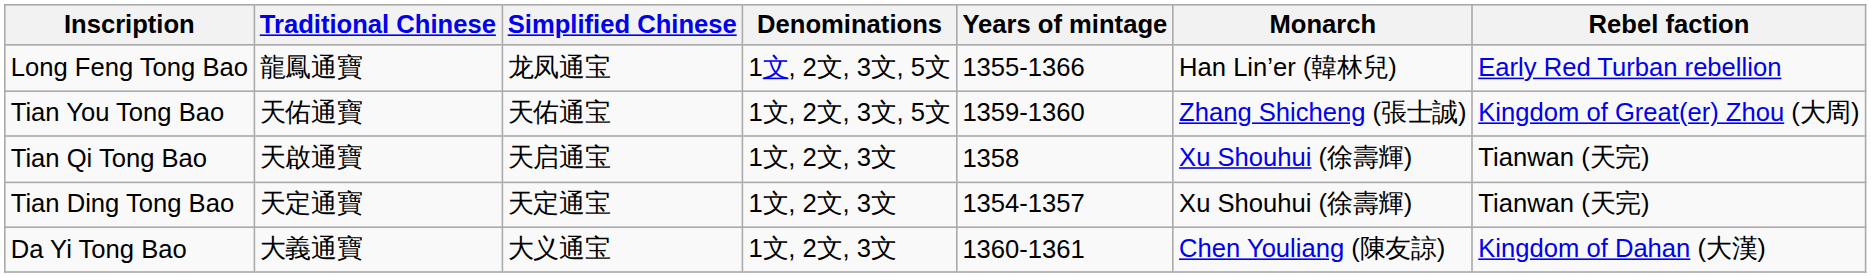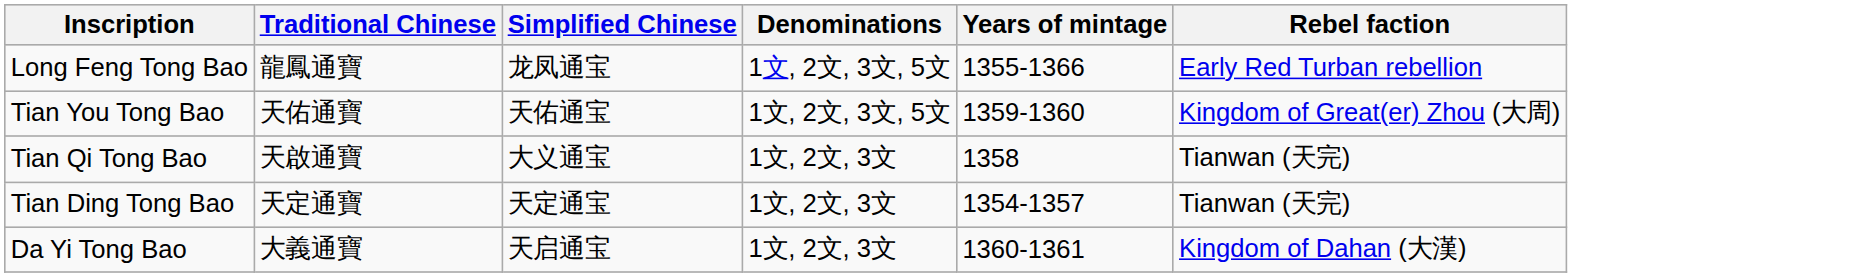- column: (1323, 24)
(559, 157) 天启通宝 -> (559, 157) 大义通宝
(559, 248) 大义通宝 -> (559, 248) 天启通宝
